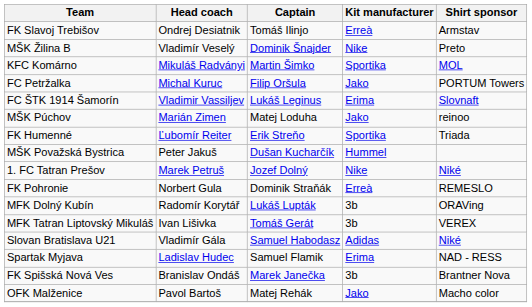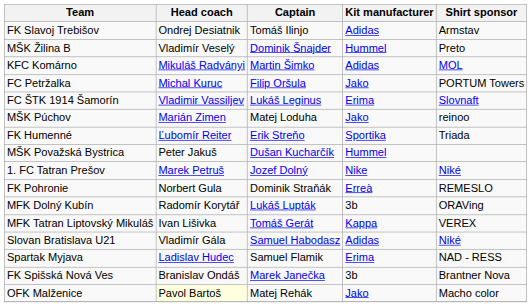(359, 30) Erreà -> (362, 30) Adidas
(356, 48) Nike -> (366, 48) Hummel
(366, 65) Sportika -> (362, 65) Adidas
(351, 223) 3b -> (361, 223) Kappa
(190, 293) no background -> (190, 293) lightyellow background
